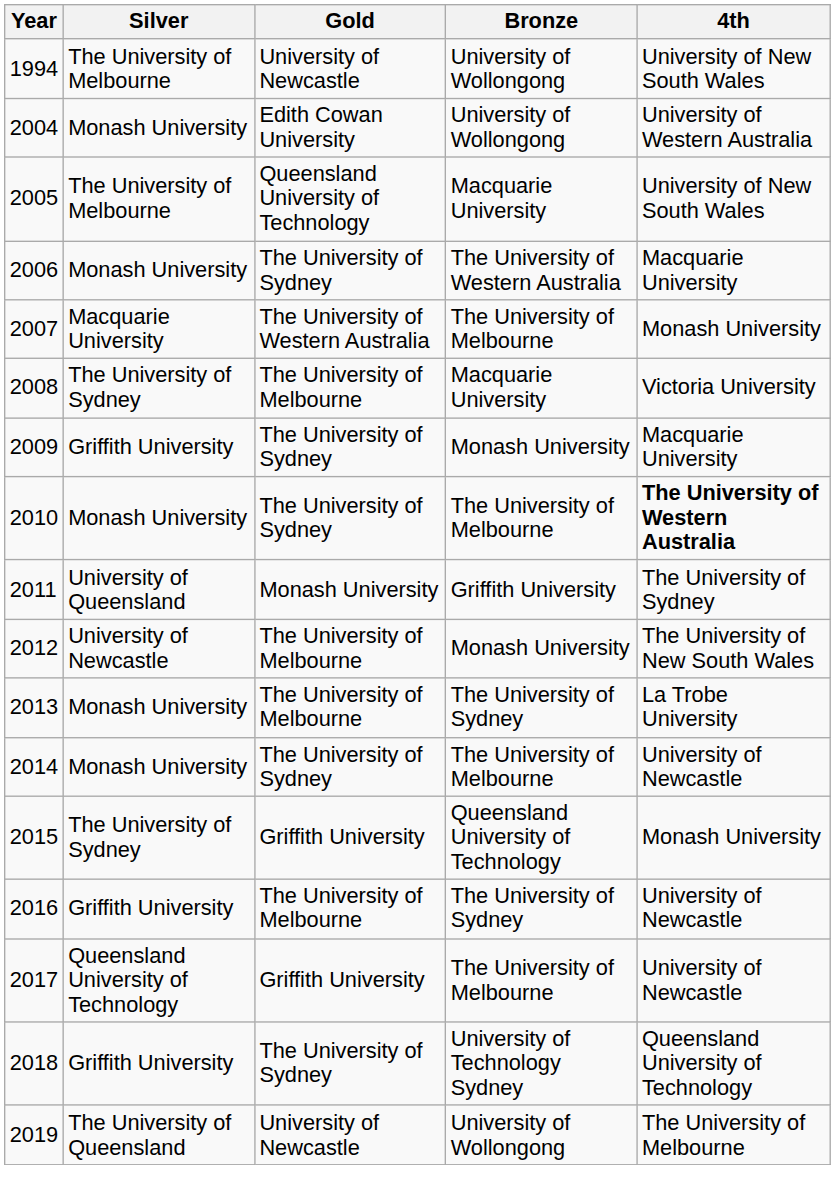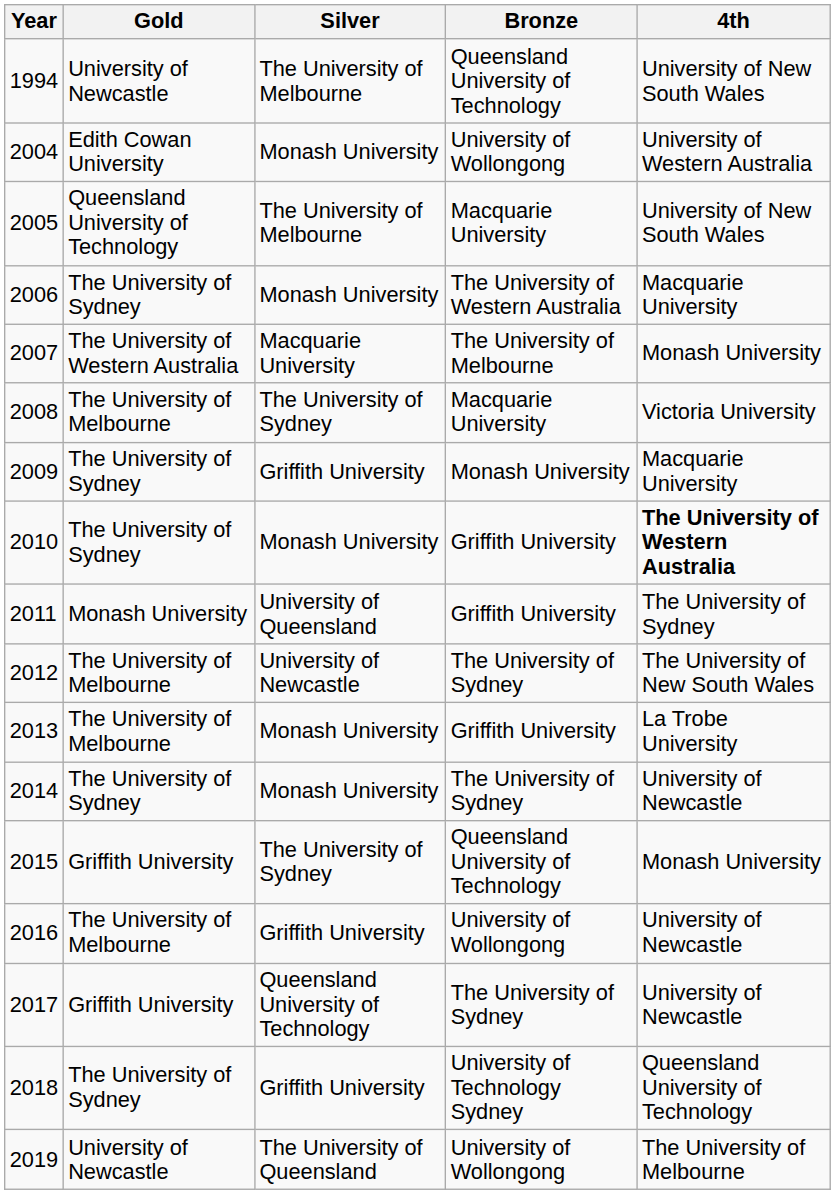columns swapped: (350, 21) <-> (159, 21)
(511, 68) University of Wollongong -> (511, 80) Queensland University of Technology
(532, 518) The University of Melbourne -> (533, 542) Griffith University
(540, 648) Monash University -> (532, 672) The University of Sydney
(532, 707) The University of Sydney -> (533, 731) Griffith University
(532, 766) The University of Melbourne -> (532, 790) The University of Sydney
(532, 908) The University of Sydney -> (511, 933) University of Wollongong
(532, 980) The University of Melbourne -> (532, 1004) The University of Sydney
